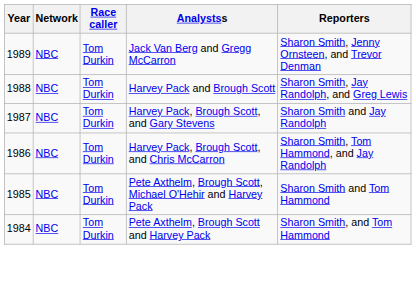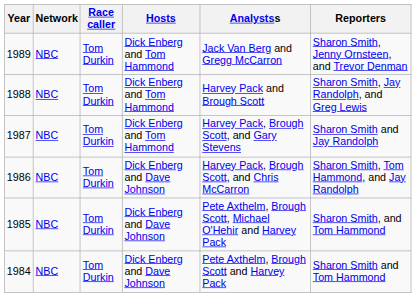+ column: (161, 19)
(335, 194) Sharon Smith and Tom Hammond -> (357, 224) Sharon Smith, and Tom Hammond
(336, 229) Sharon Smith, and Tom Hammond -> (356, 271) Sharon Smith and Tom Hammond
